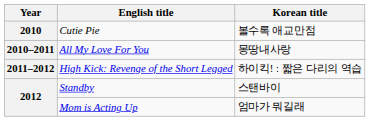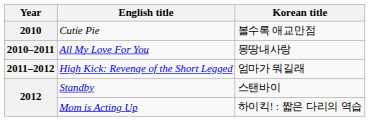(300, 68) 하이킥! : 짧은 다리의 역습 -> (271, 68) 엄마가 뭐길래
(271, 106) 엄마가 뭐길래 -> (300, 106) 하이킥! : 짧은 다리의 역습
